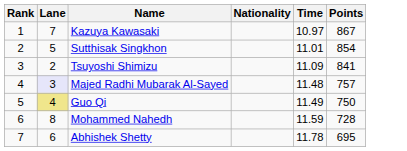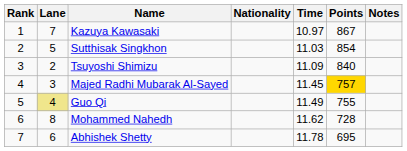+ column: (384, 13)
(310, 48) 11.01 -> (310, 48) 11.03
(346, 66) 841 -> (346, 66) 840
(53, 84) lavender background -> (53, 84) no background
(310, 84) 11.48 -> (310, 84) 11.45
(346, 84) no background -> (346, 84) gold background
(346, 102) 750 -> (346, 102) 755
(310, 119) 11.59 -> (310, 119) 11.62
